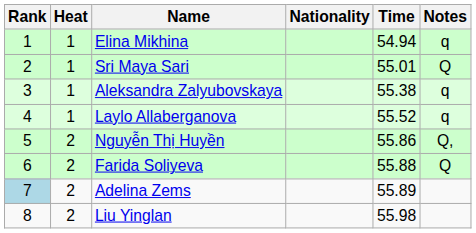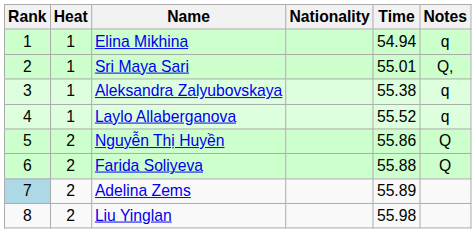(445, 66) Q -> (445, 66) Q,
(445, 141) Q, -> (445, 141) Q
